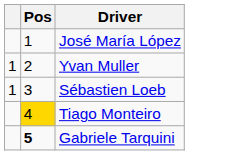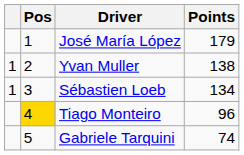+ column: (212, 17)
(28, 138) bold -> (28, 138) normal
